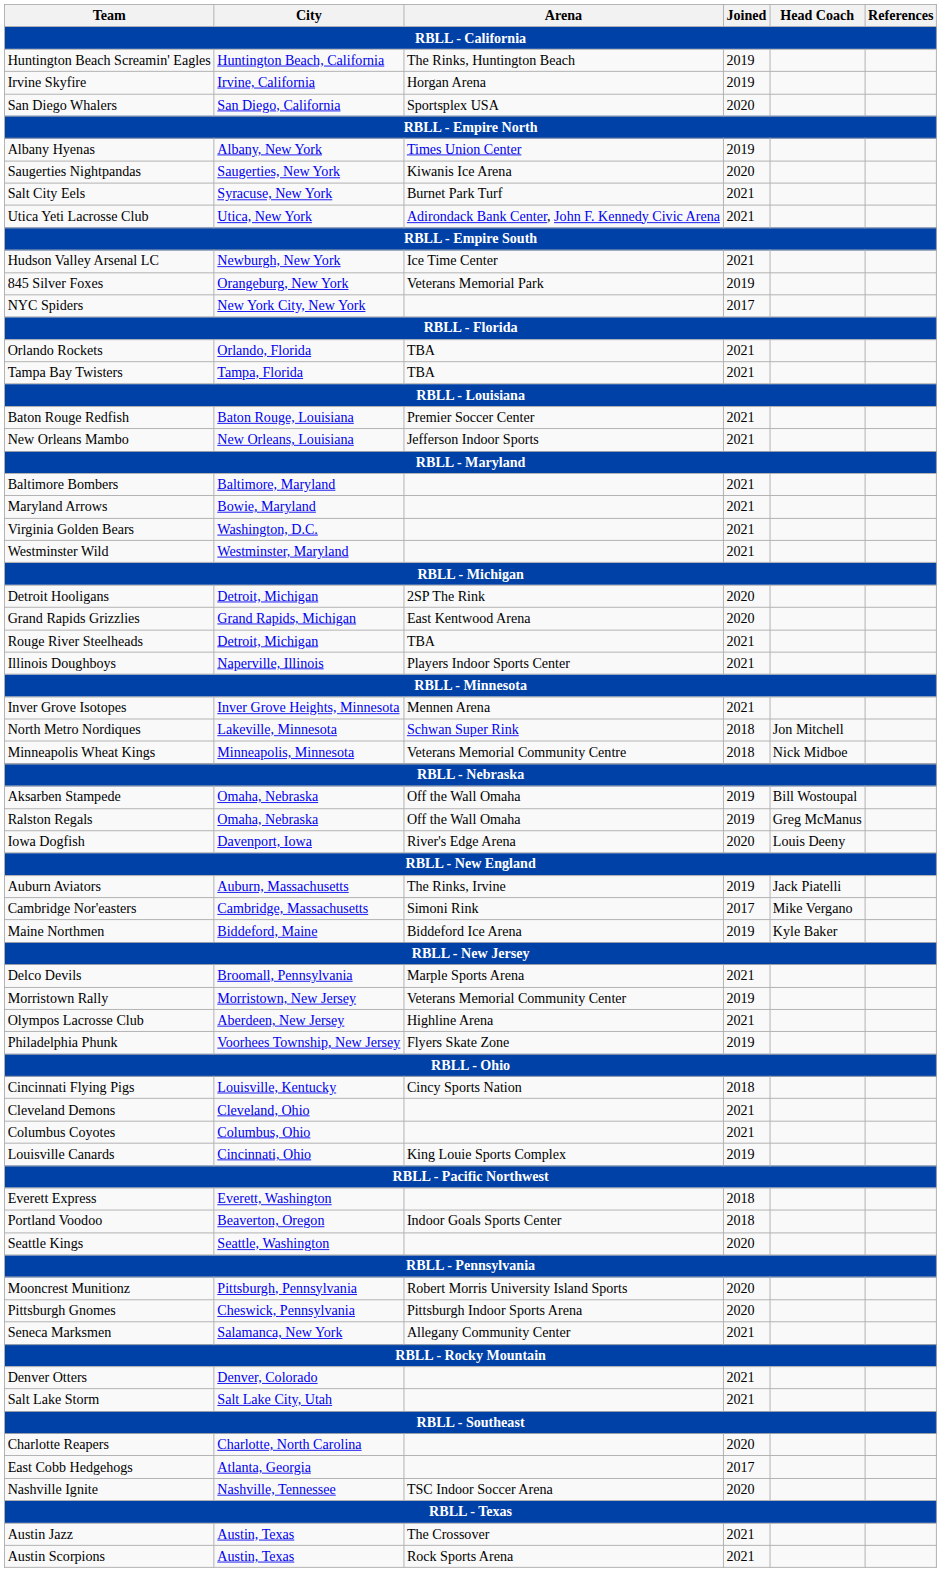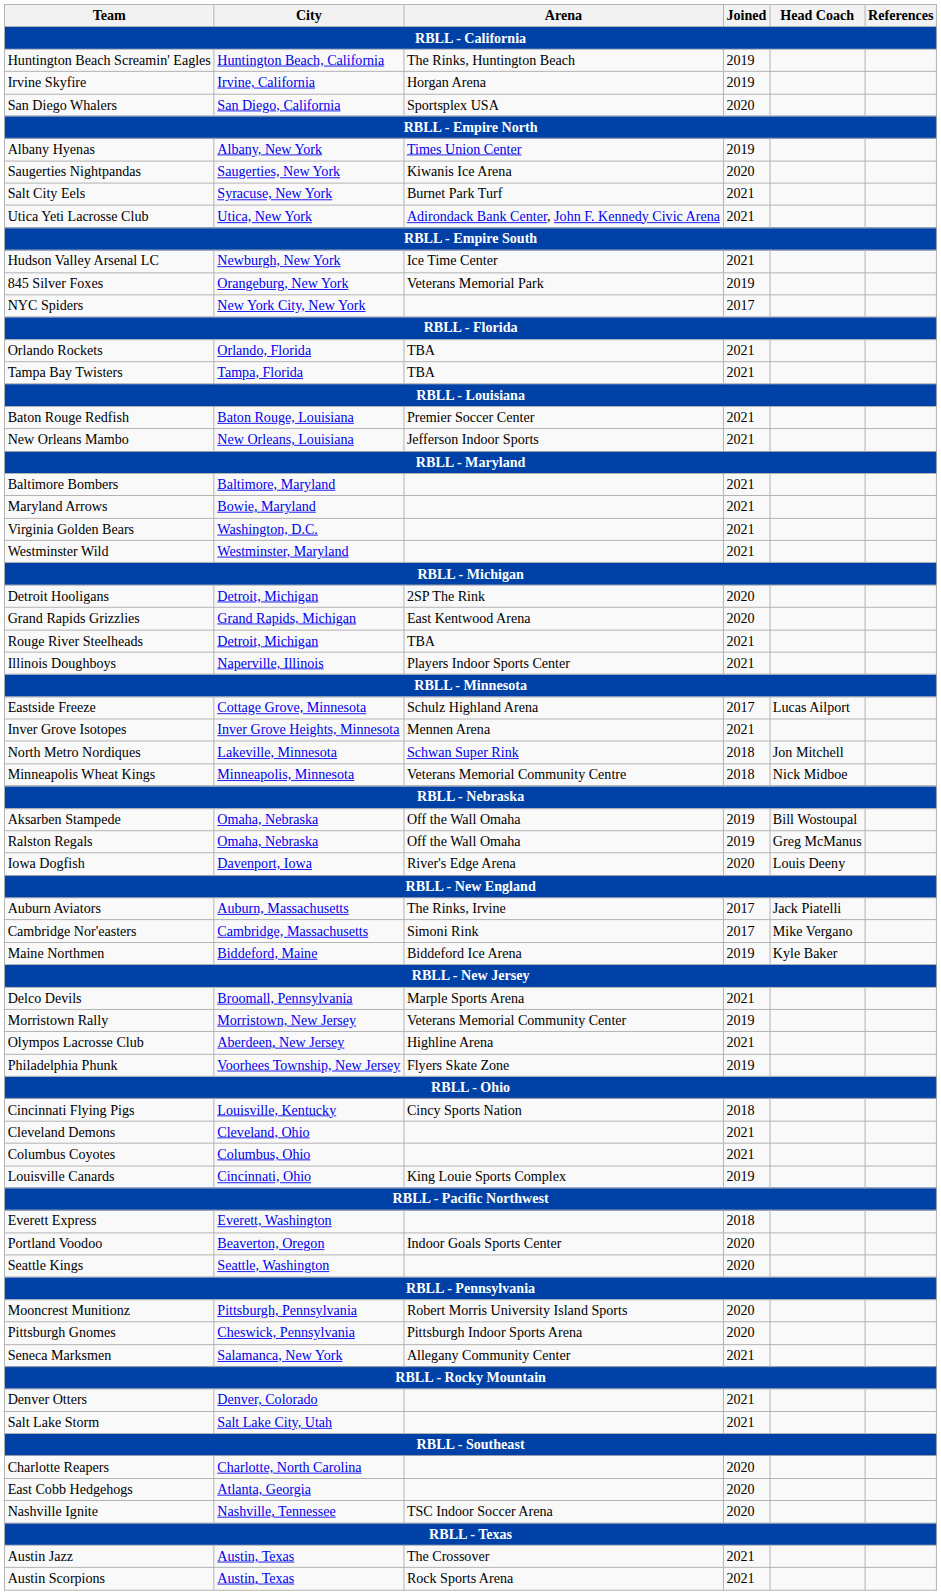+ row: (52, 707)
(741, 886) 2019 -> (741, 908) 2017
(741, 1221) 2018 -> (741, 1243) 2020
(741, 1467) 2017 -> (741, 1489) 2020
